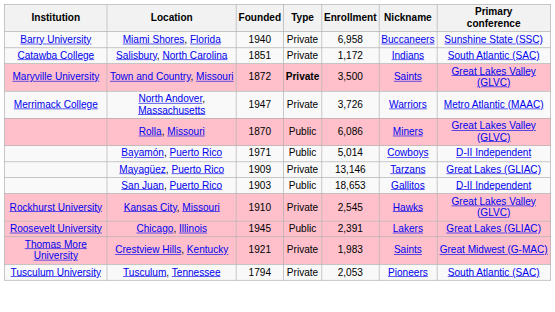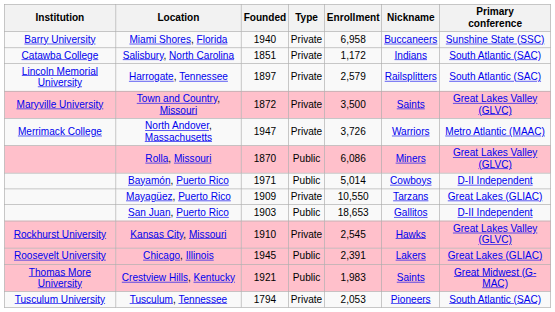+ row: (178, 77)
(303, 77) bold -> (307, 104) normal
(350, 169) 13,146 -> (353, 197) 10,550
(303, 250) Private -> (307, 278) Public
